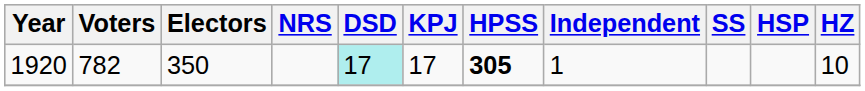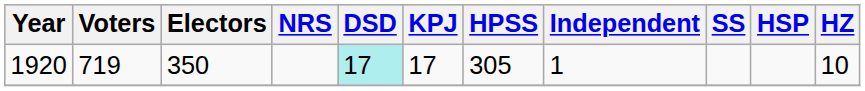(100, 64) 782 -> (100, 64) 719
(490, 64) bold -> (490, 64) normal
